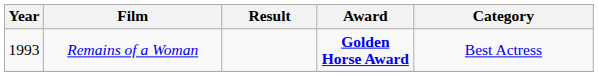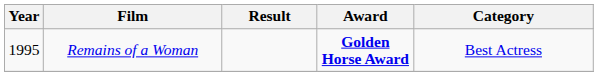(24, 50) 1993 -> (24, 50) 1995
